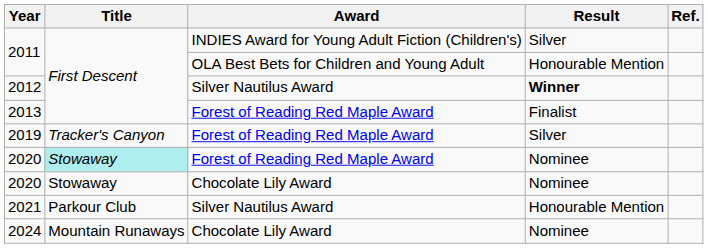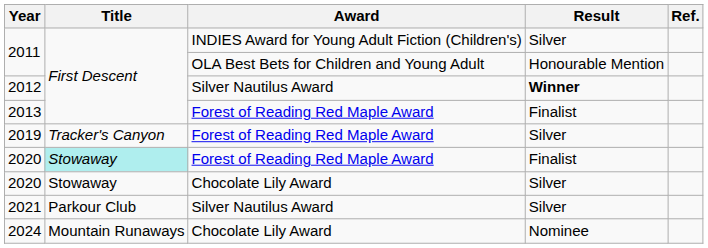(559, 159) Nominee -> (553, 159) Finalist
(559, 183) Nominee -> (548, 183) Silver
(596, 207) Honourable Mention -> (548, 207) Silver
